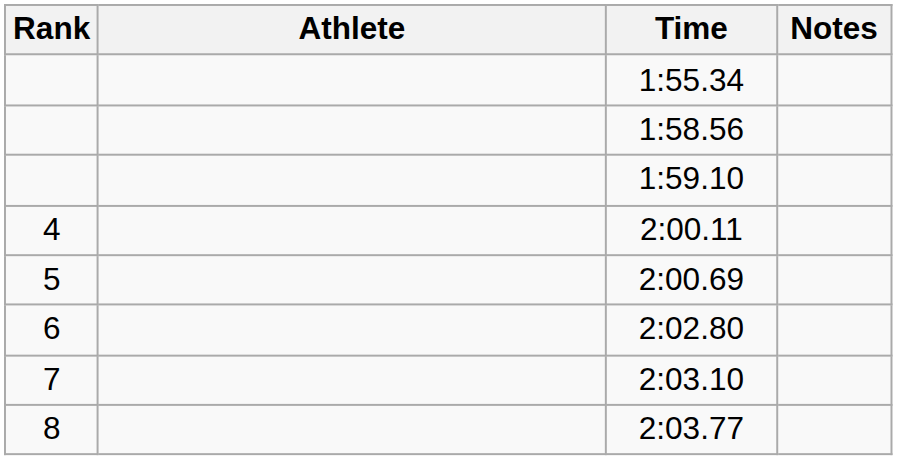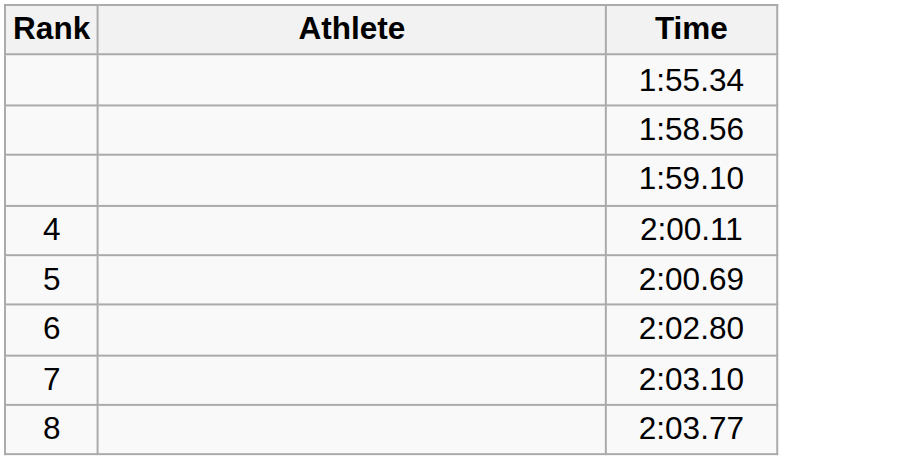- column: (834, 29)
